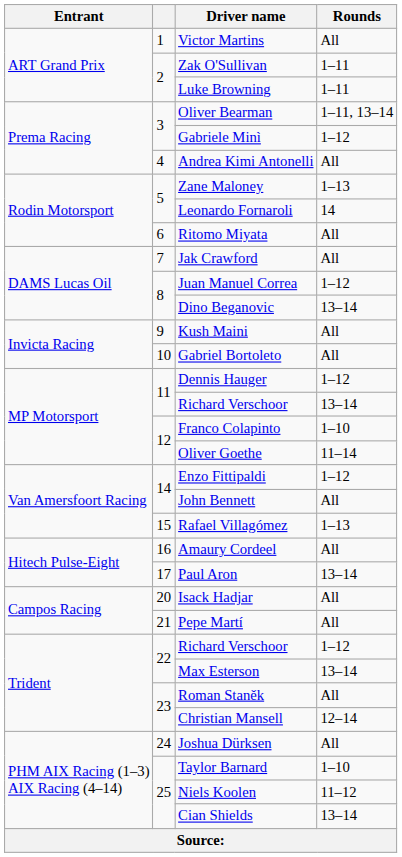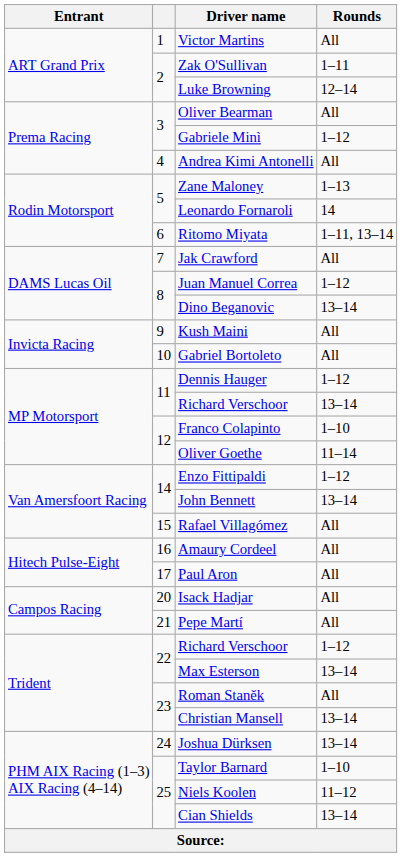(335, 88) 1–11 -> (339, 88) 12–14
(357, 113) 1–11, 13–14 -> (330, 113) All
(330, 234) All -> (357, 234) 1–11, 13–14
(330, 500) All -> (339, 500) 13–14
(335, 525) 1–13 -> (330, 525) All
(339, 573) 13–14 -> (330, 573) All
(339, 718) 12–14 -> (339, 718) 13–14
(330, 743) All -> (339, 743) 13–14
